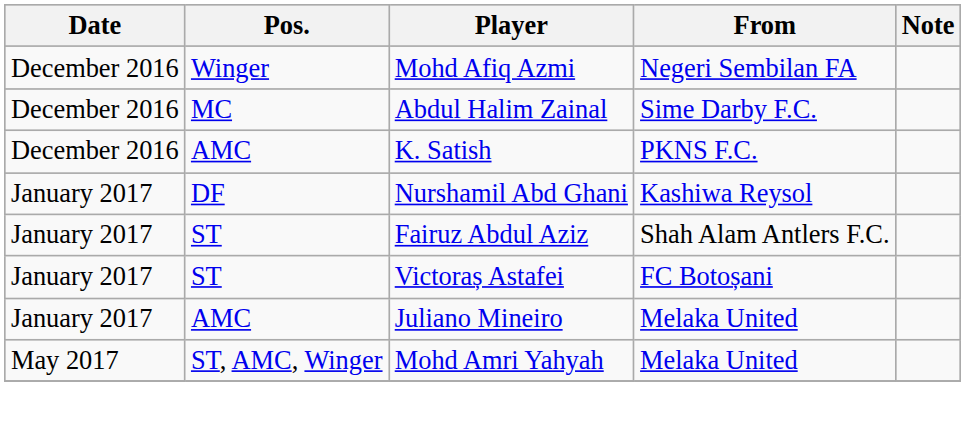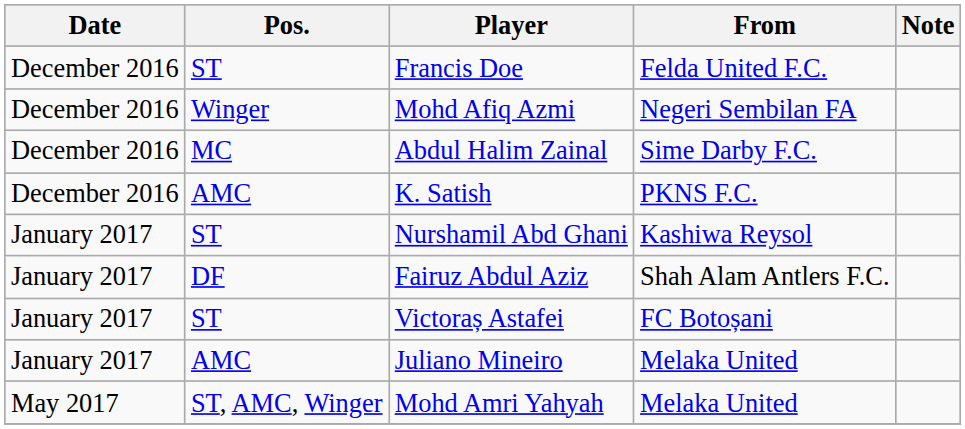+ row: (459, 67)
(208, 192) DF -> (206, 234) ST
(206, 234) ST -> (208, 276) DF
